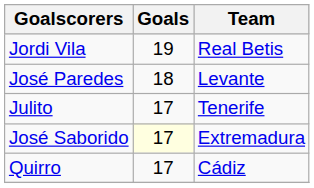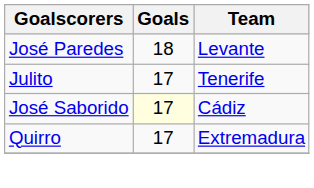- row: (47, 49)
(251, 138) Extremadura -> (222, 108) Cádiz
(222, 167) Cádiz -> (251, 138) Extremadura
